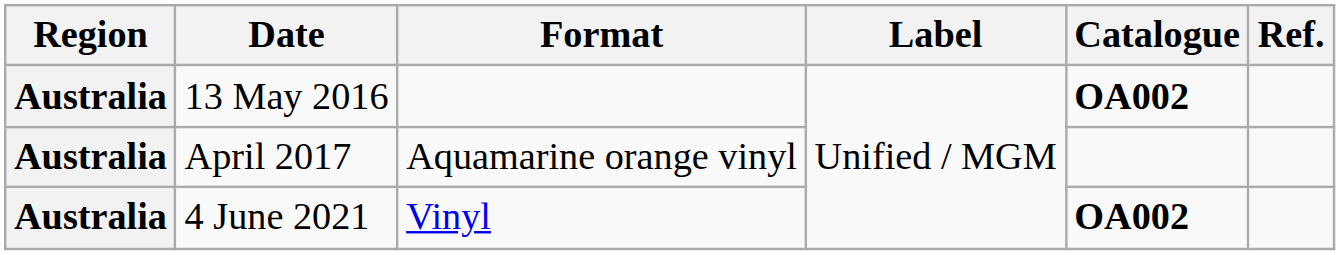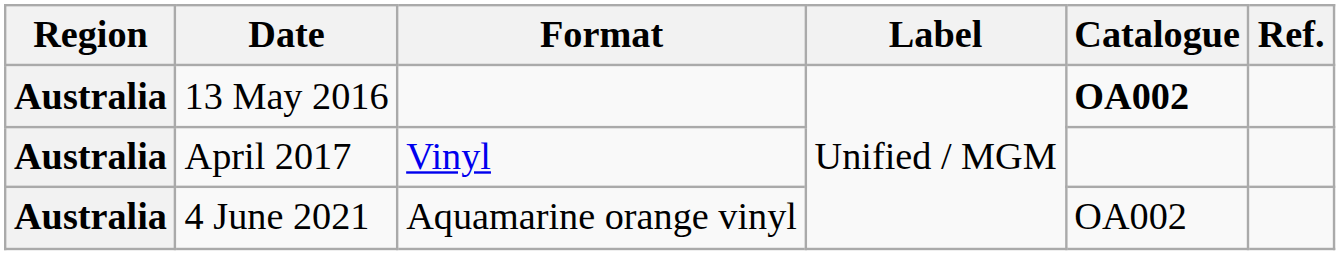(602, 156) Aquamarine orange vinyl -> (449, 156) Vinyl
(449, 216) Vinyl -> (602, 216) Aquamarine orange vinyl
(1132, 216) bold -> (1131, 216) normal
